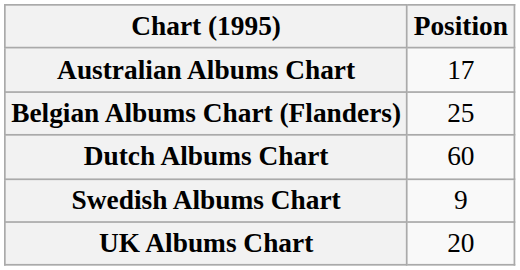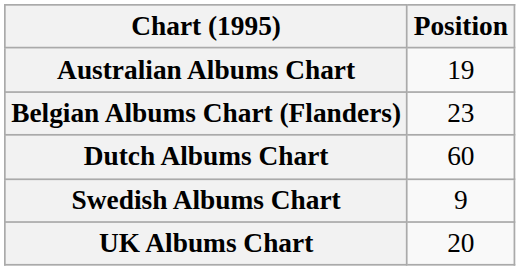(461, 69) 17 -> (461, 69) 19
(461, 112) 25 -> (461, 112) 23
